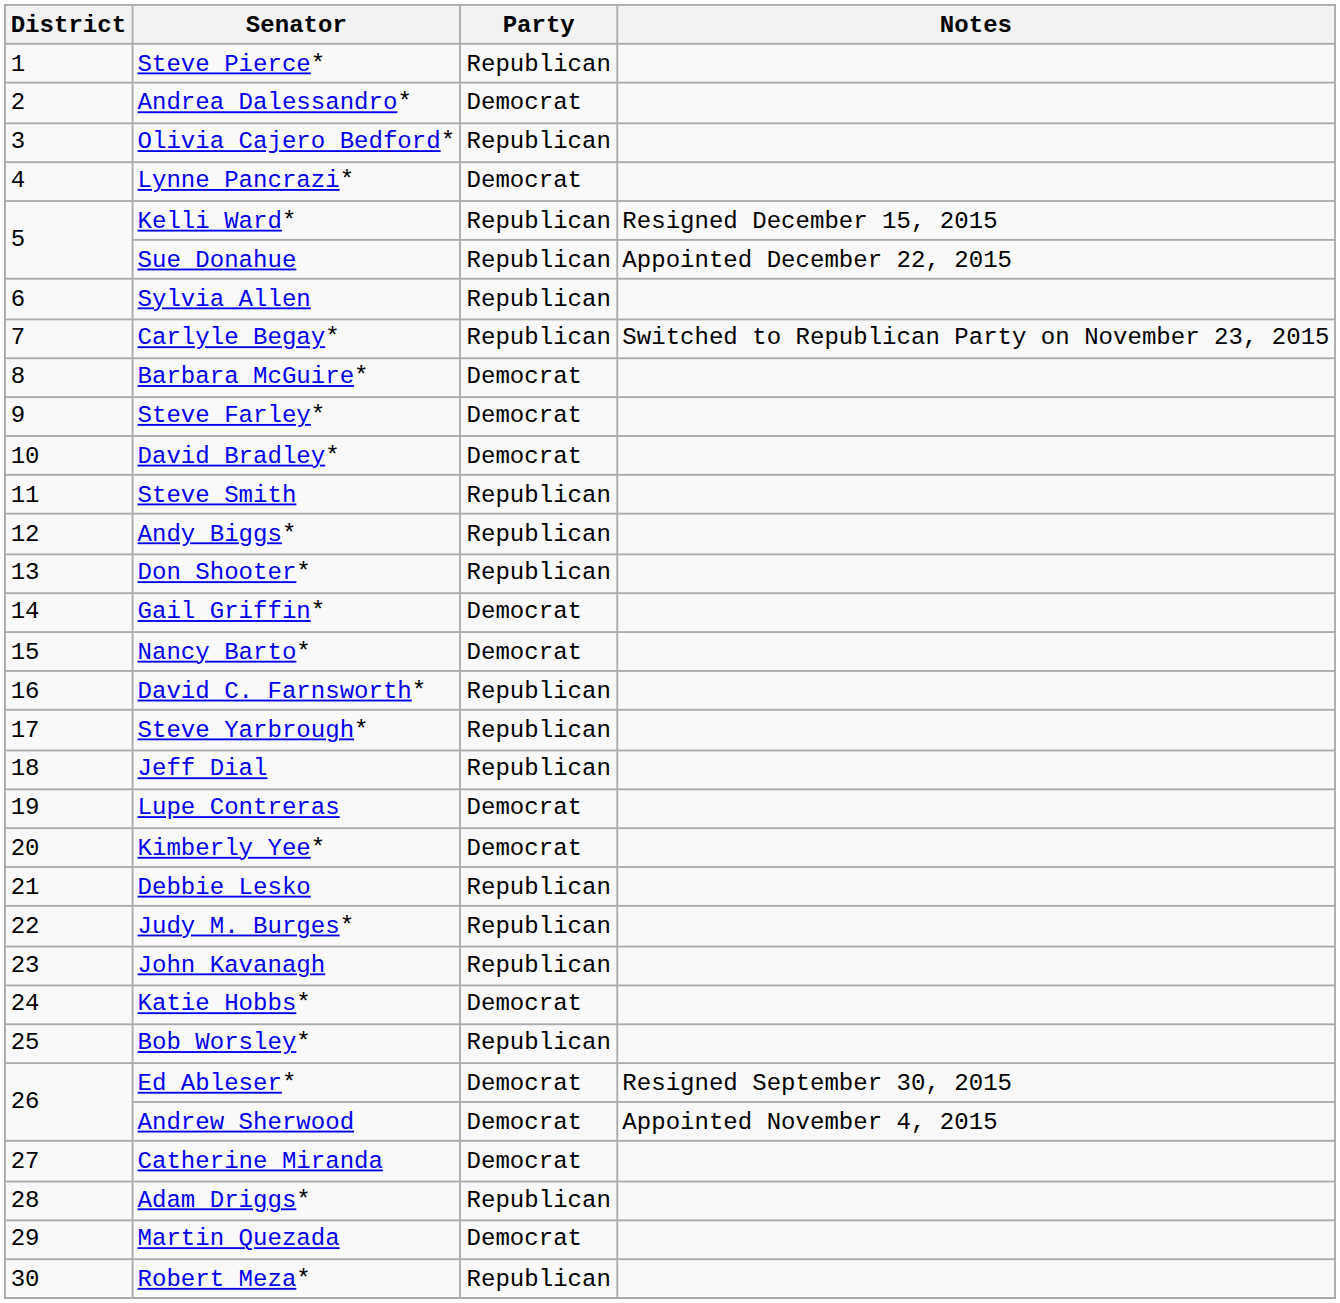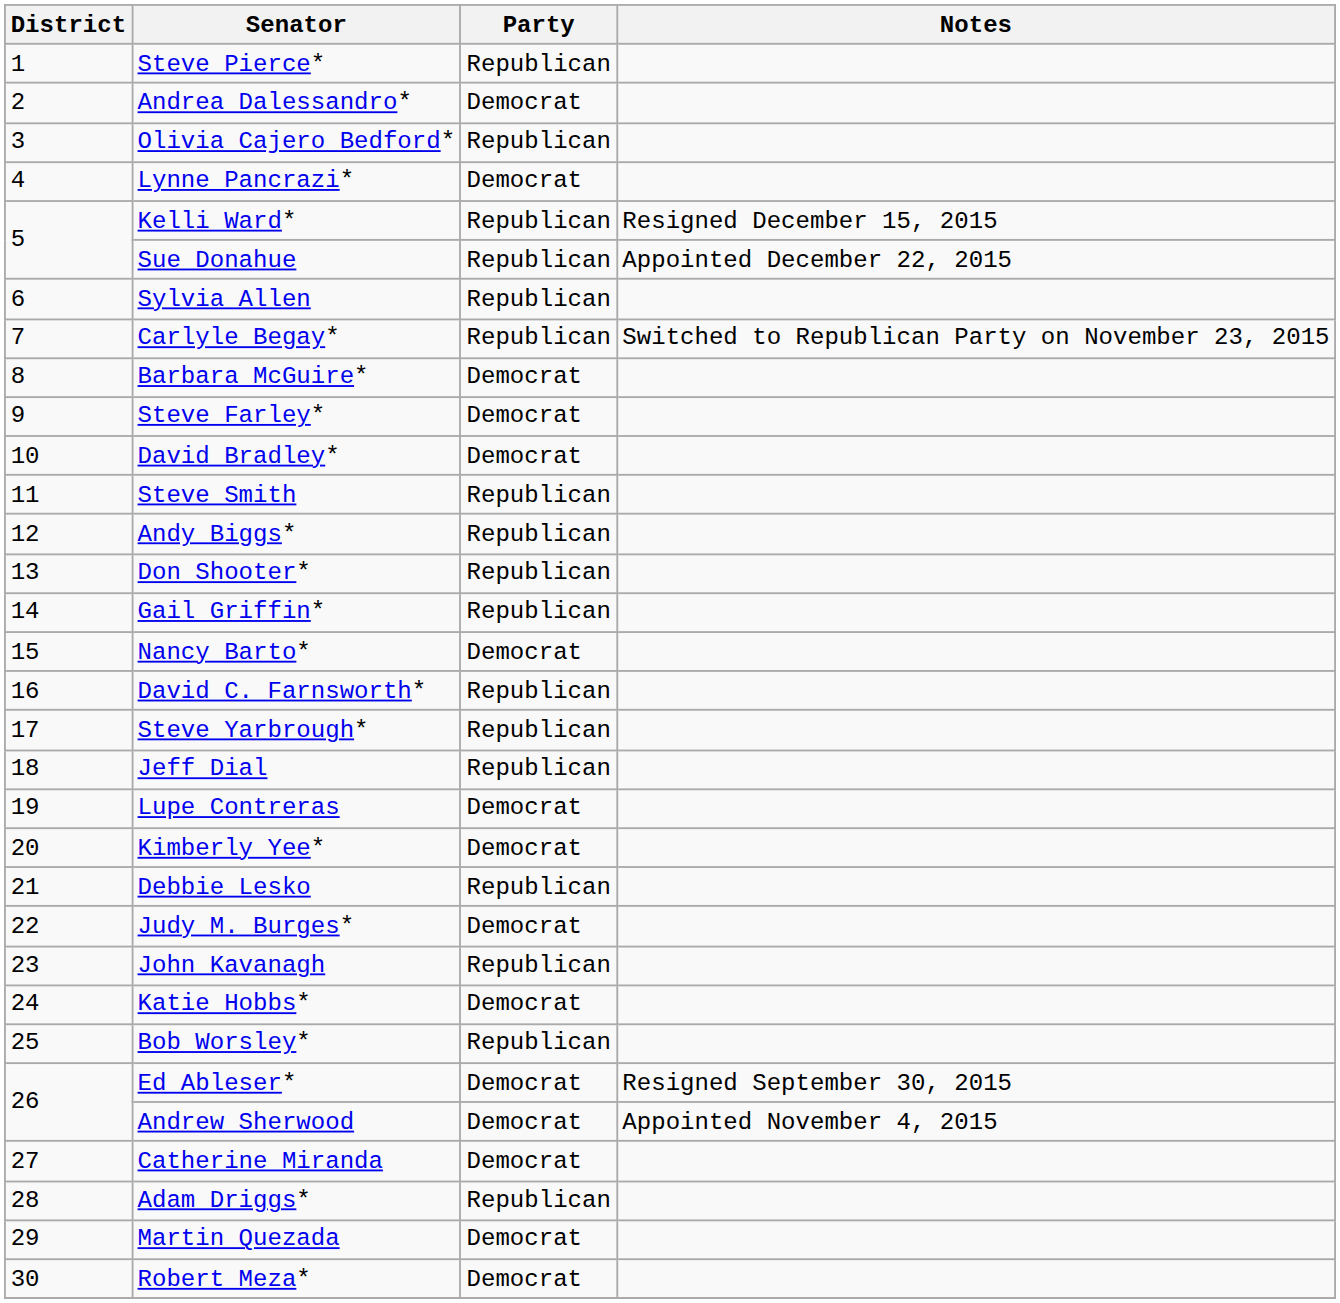(524, 612) Democrat -> (539, 612) Republican
(539, 926) Republican -> (524, 926) Democrat
(539, 1279) Republican -> (524, 1279) Democrat
